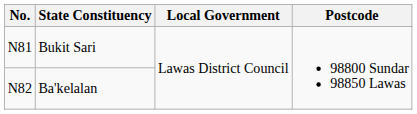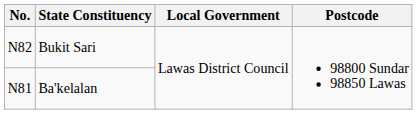(20, 47) N81 -> (20, 47) N82
(20, 88) N82 -> (20, 88) N81
